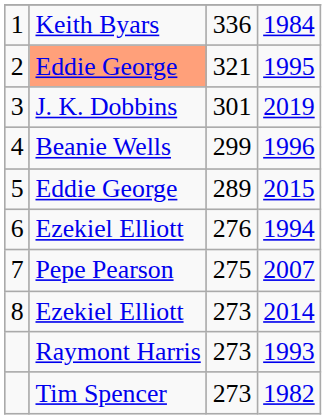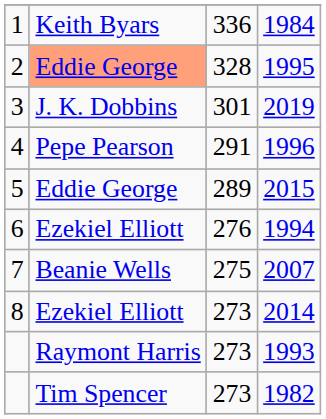(232, 65) 321 -> (232, 65) 328
(103, 147) Beanie Wells -> (105, 147) Pepe Pearson
(232, 147) 299 -> (232, 147) 291
(105, 270) Pepe Pearson -> (103, 270) Beanie Wells
